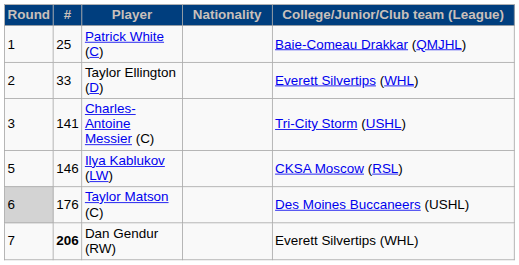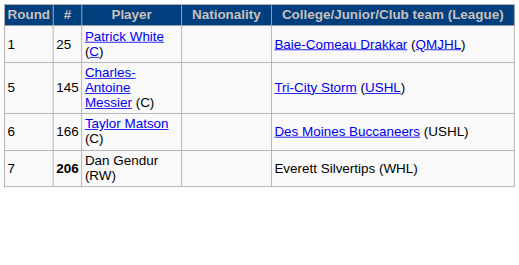- row: (130, 80)
(11, 124) 3 -> (11, 88) 5
(67, 124) 141 -> (67, 88) 145
- row: (125, 168)
(11, 204) lightgrey background -> (11, 132) no background
(67, 204) 176 -> (67, 132) 166
